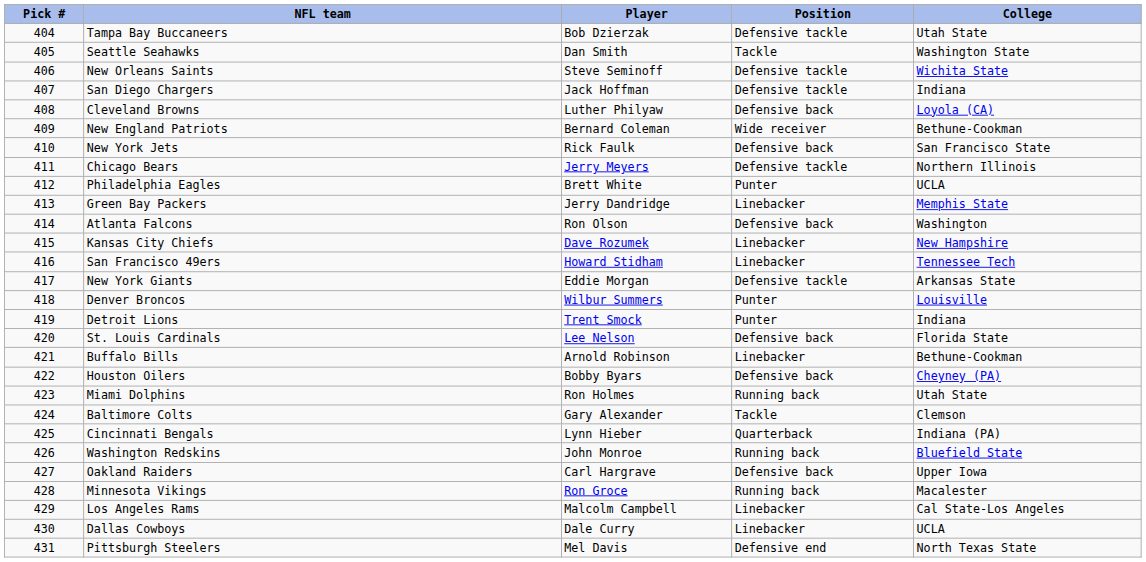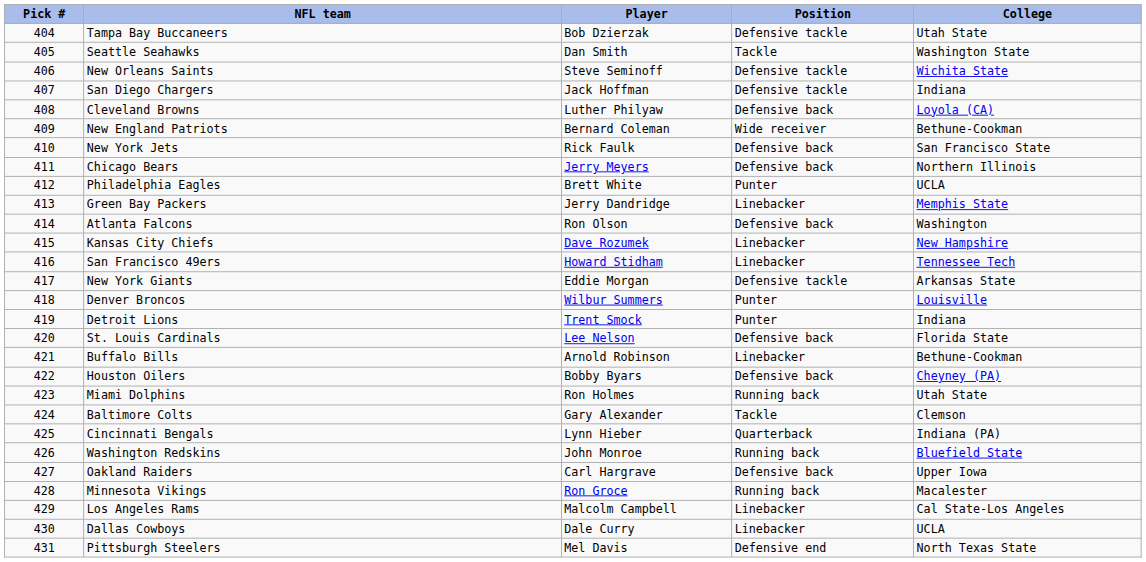(791, 167) Defensive tackle -> (784, 167) Defensive back
